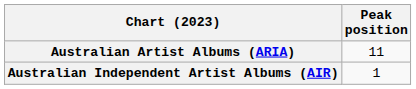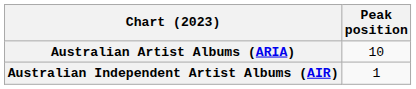(376, 52) 11 -> (376, 52) 10
